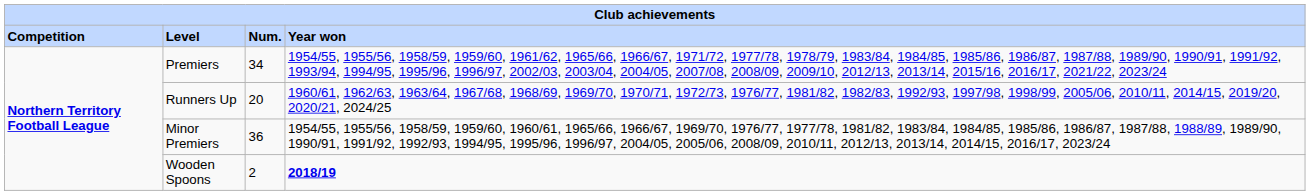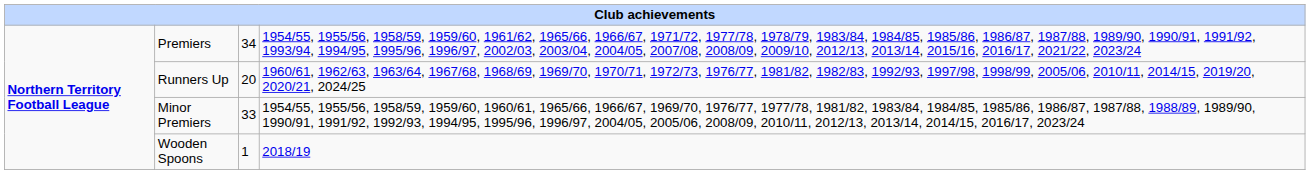- row: (183, 36)
(256, 136) 36 -> (249, 115) 33
(252, 172) 2 -> (245, 151) 1
(312, 172) bold -> (286, 151) normal
